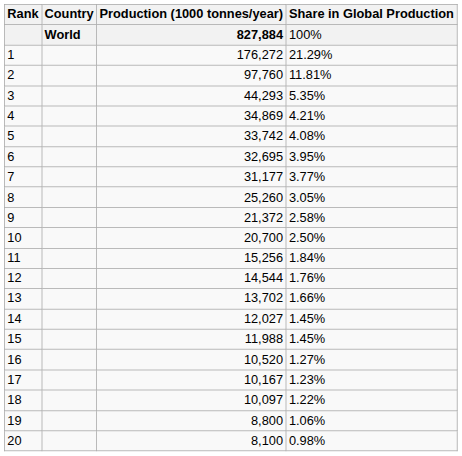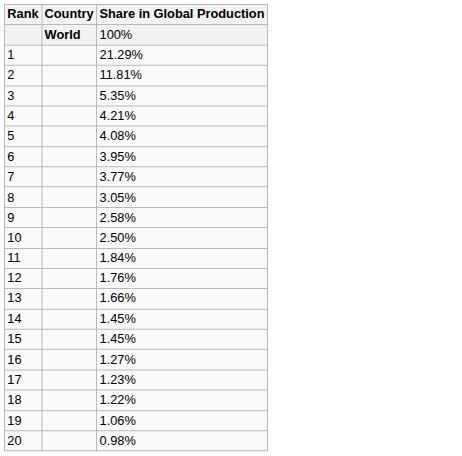- column: (191, 14)
